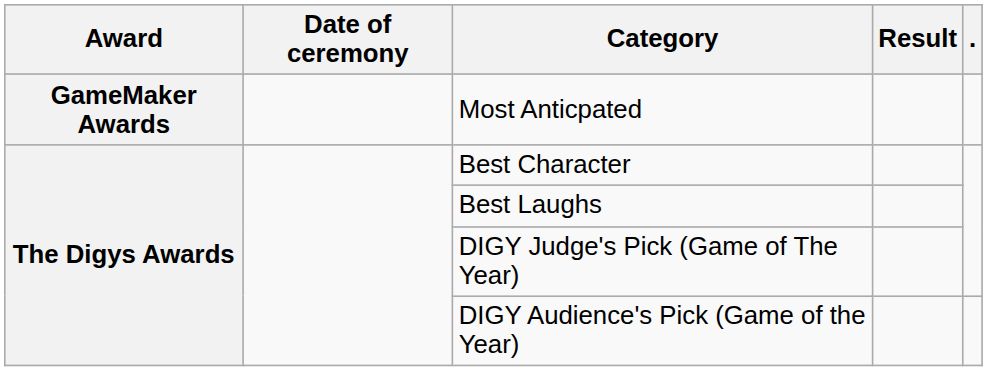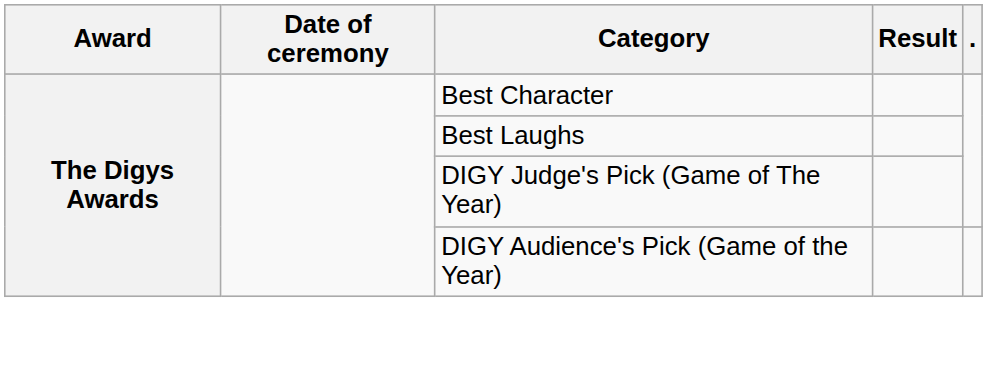- row: (550, 109)
